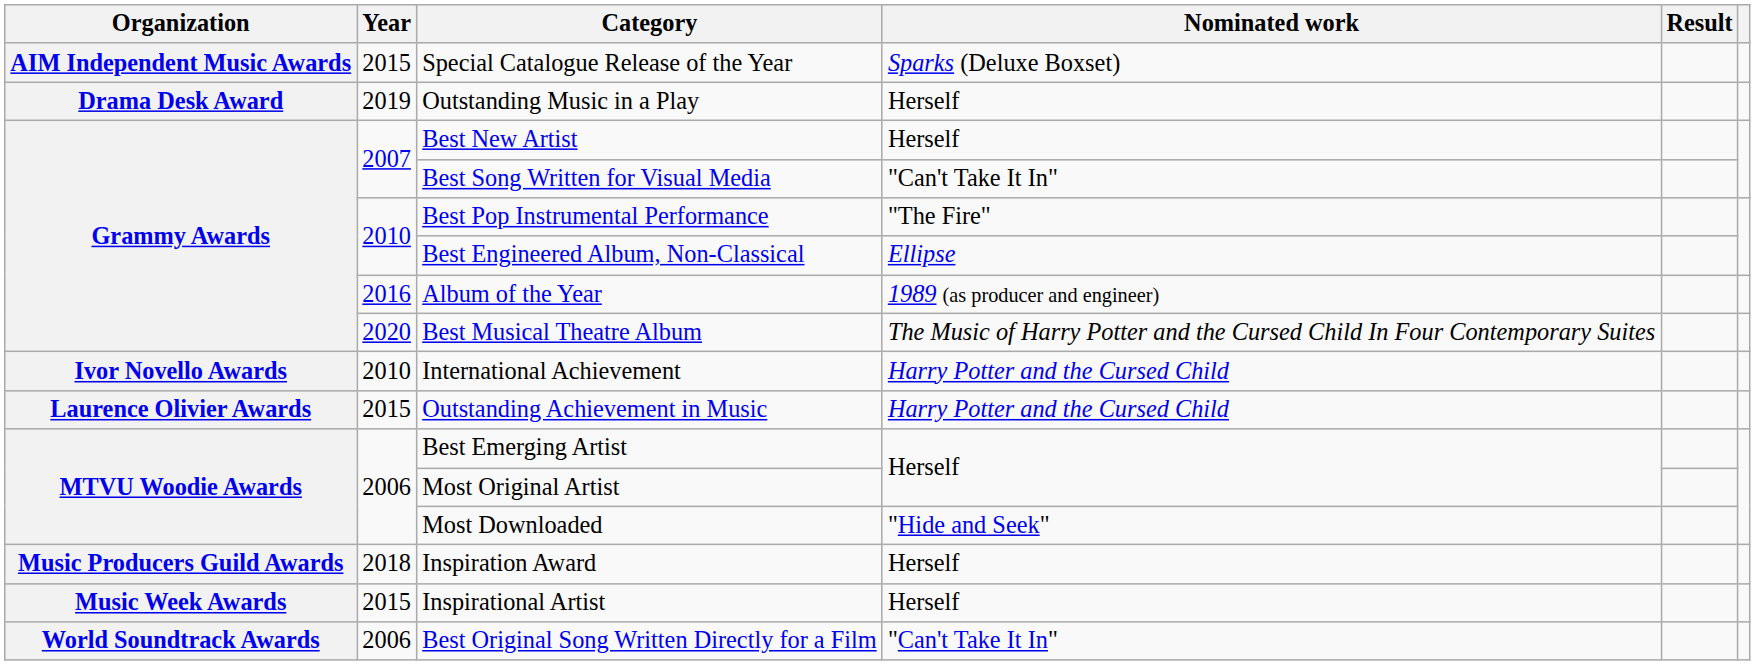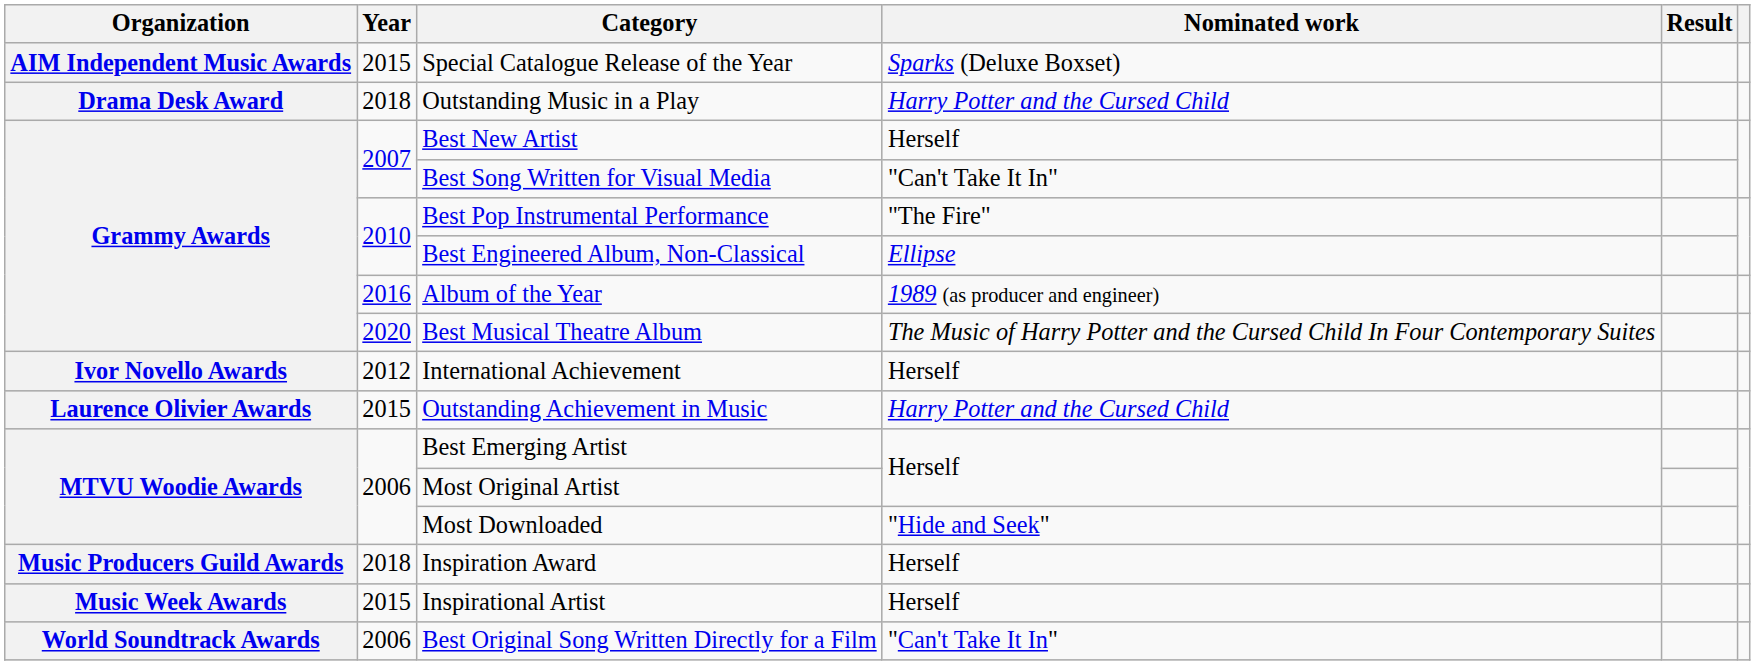(387, 100) 2019 -> (387, 100) 2018
(924, 100) Herself -> (1058, 100) Harry Potter and the Cursed Child
(387, 370) 2010 -> (387, 370) 2012
(1058, 370) Harry Potter and the Cursed Child -> (924, 370) Herself
